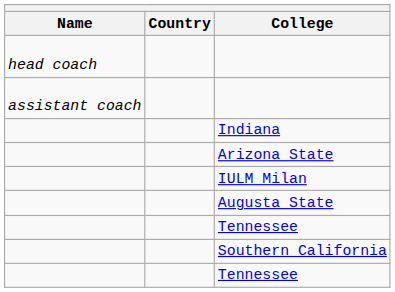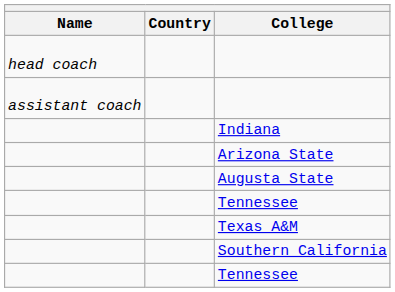- row: (75, 179)
+ row: (75, 227)
